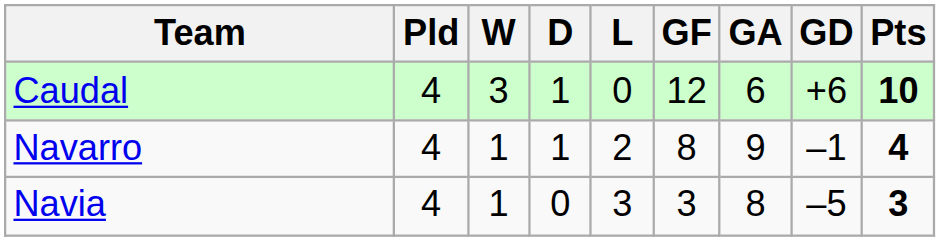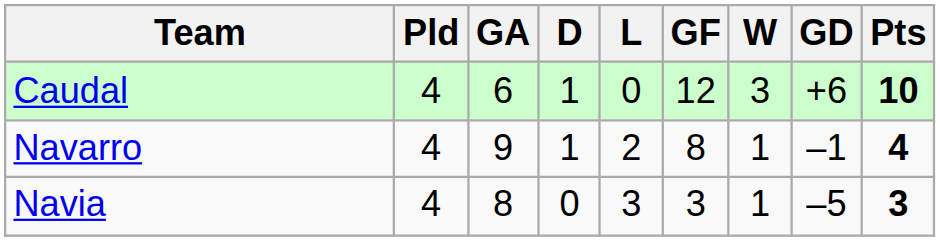columns swapped: (499, 33) <-> (756, 33)
